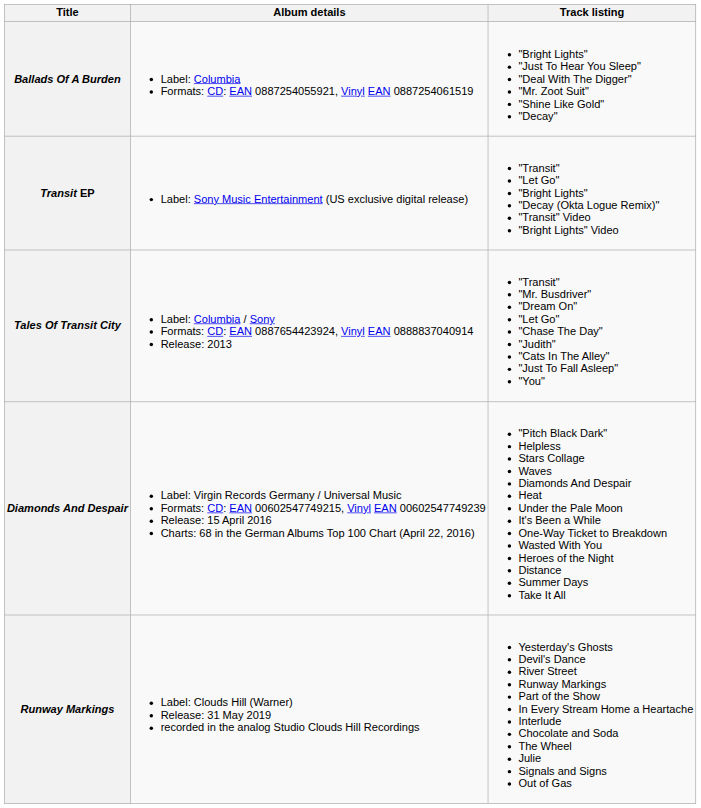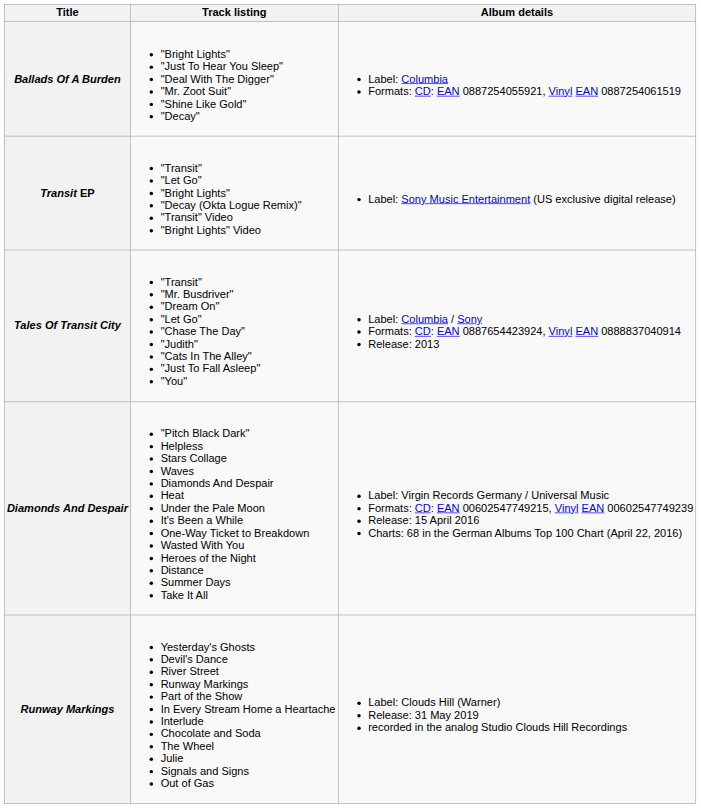columns swapped: (309, 13) <-> (592, 13)
